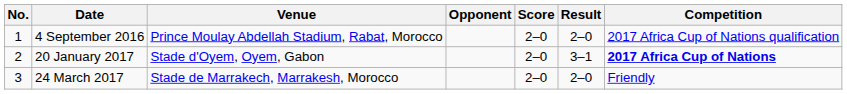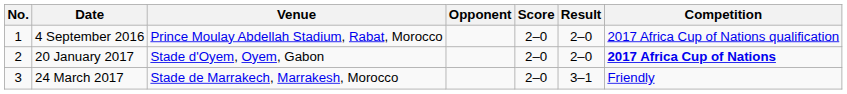(581, 57) 3–1 -> (581, 57) 2–0
(581, 78) 2–0 -> (581, 78) 3–1
